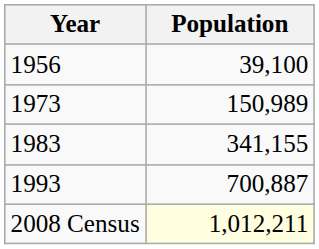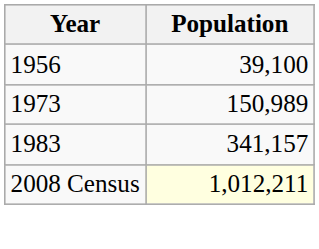(267, 143) 341,155 -> (267, 143) 341,157
- row: (36, 183)
